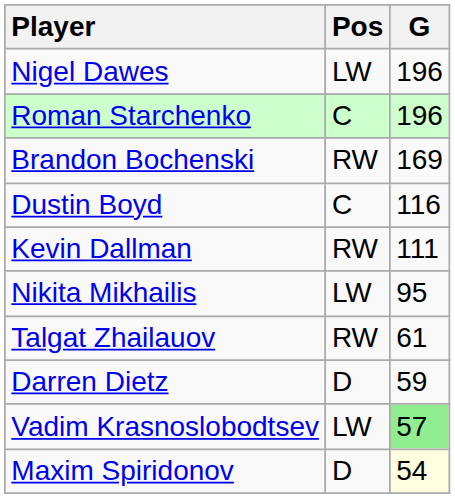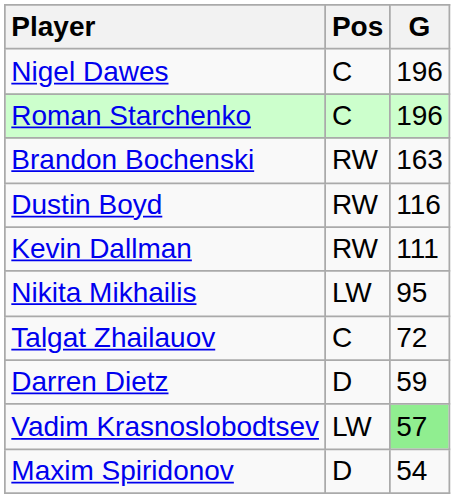(352, 71) LW -> (342, 71) C
(420, 159) 169 -> (420, 159) 163
(342, 204) C -> (355, 204) RW
(355, 337) RW -> (342, 337) C
(412, 337) 61 -> (412, 337) 72
(412, 470) lightyellow background -> (412, 470) no background
